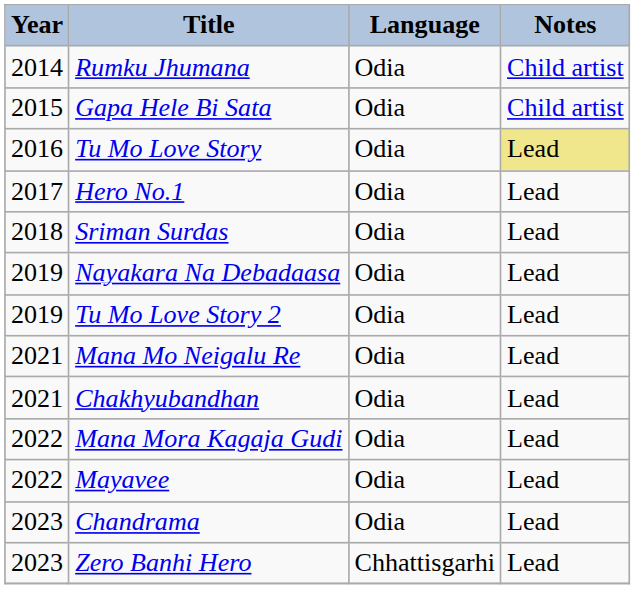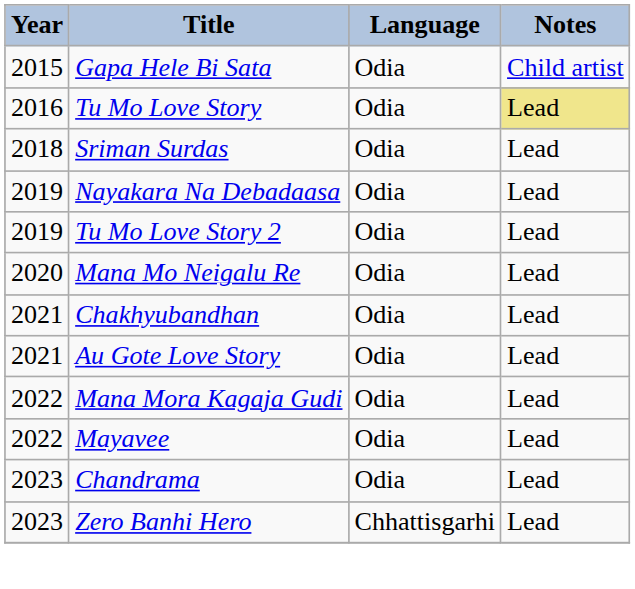- row: (162, 66)
- row: (130, 190)
(37, 356) 2021 -> (37, 273) 2020
+ row: (178, 356)
